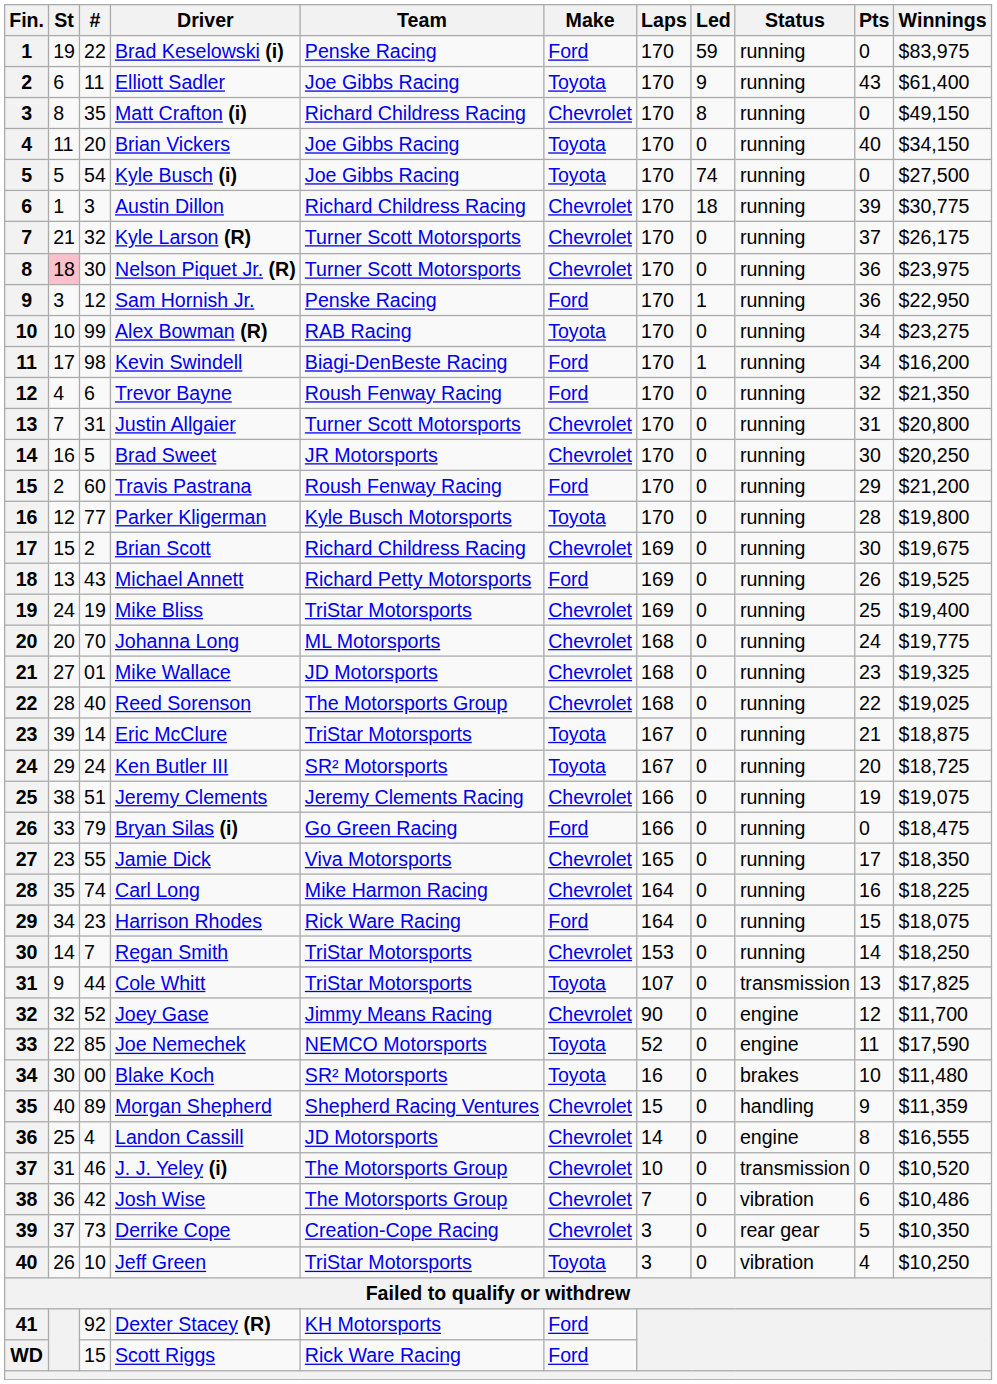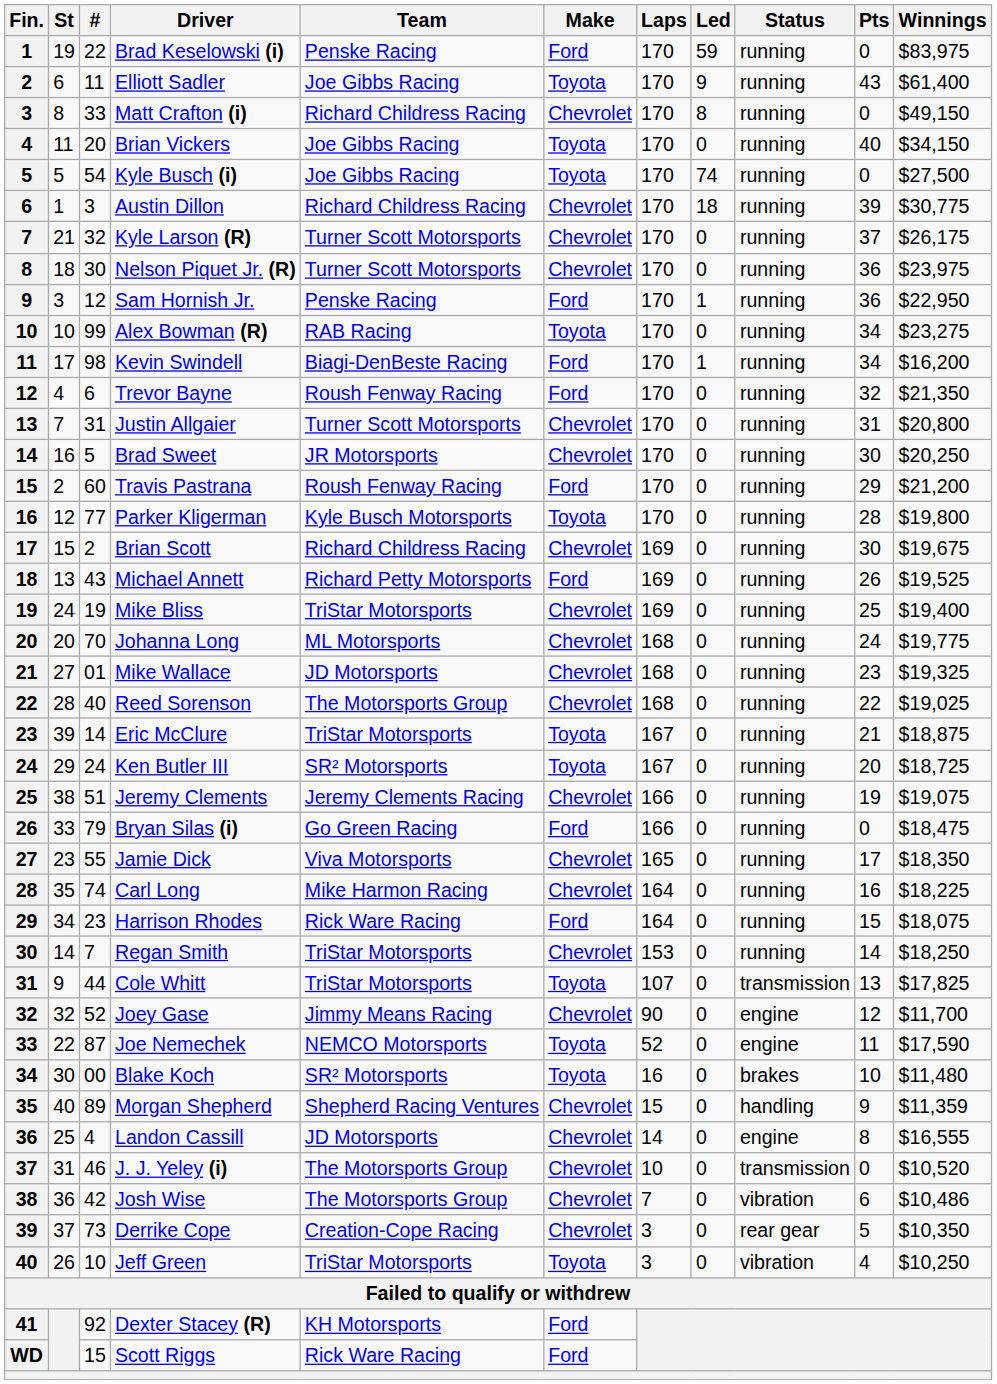(95, 113) 35 -> (95, 113) 33
(64, 269) pink background -> (64, 269) no background
(95, 1045) 85 -> (95, 1045) 87
